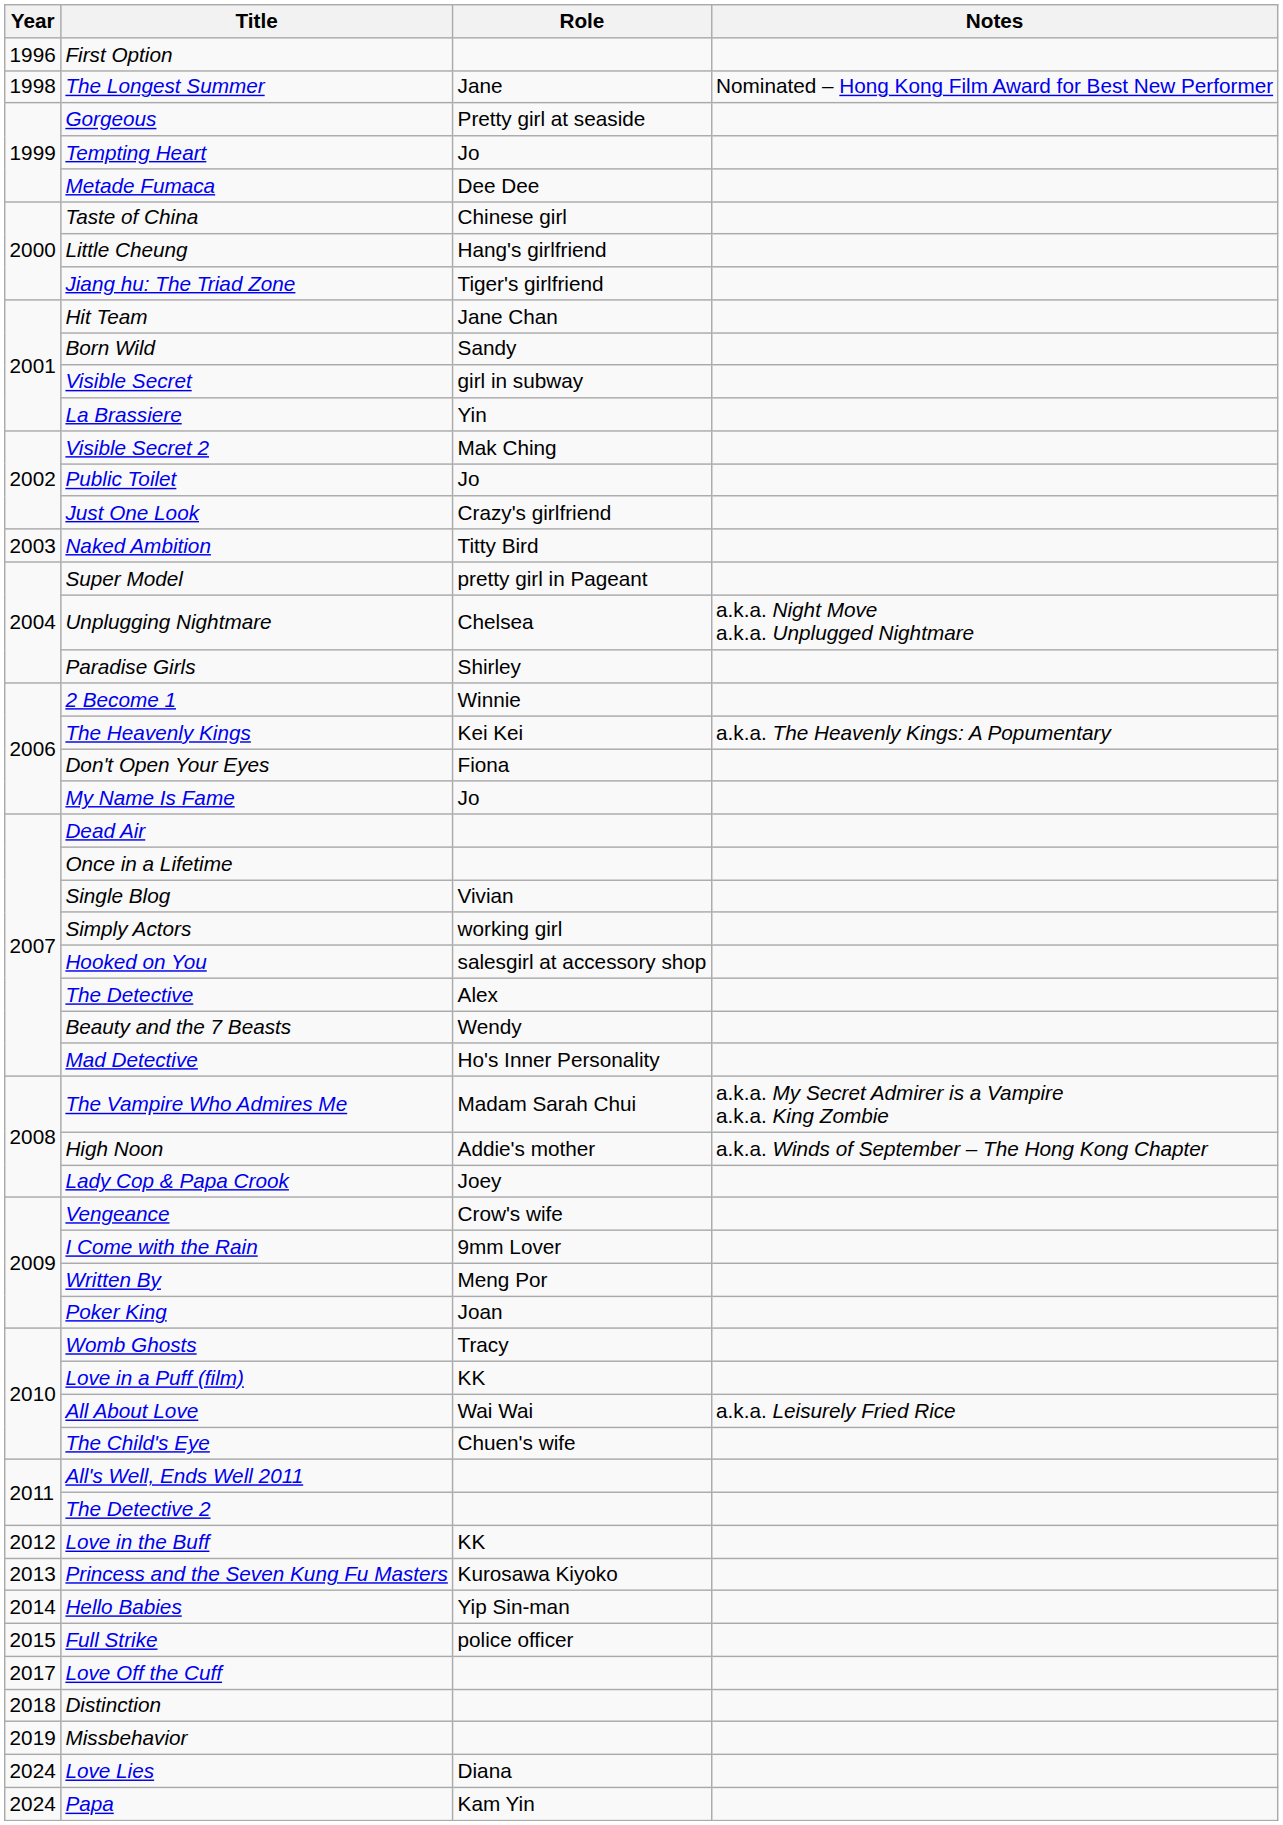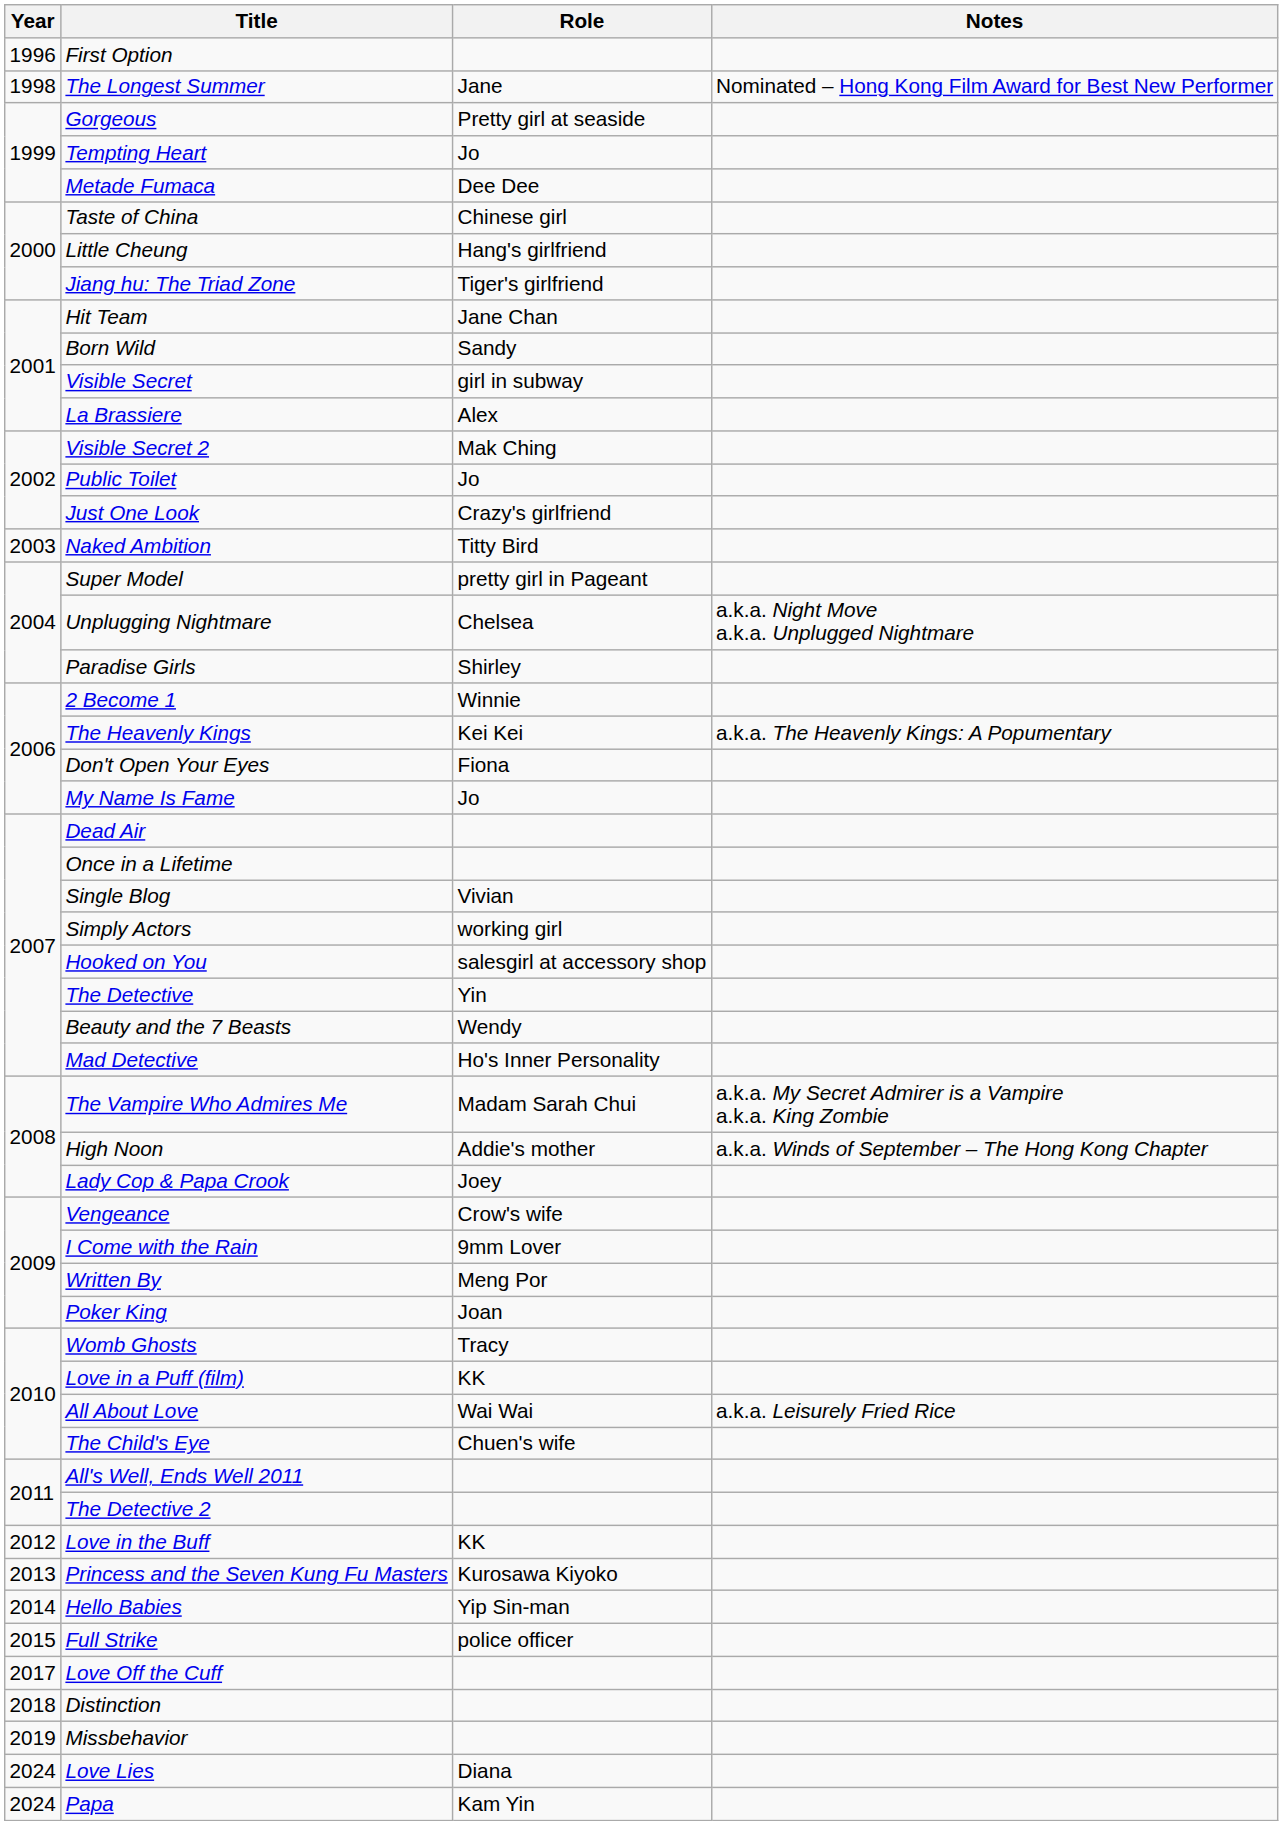(472, 415) Yin -> (478, 415) Alex
(478, 995) Alex -> (472, 995) Yin
